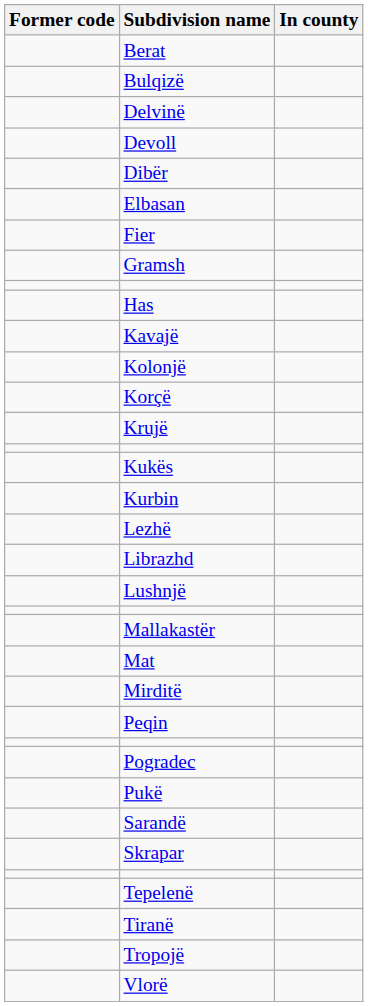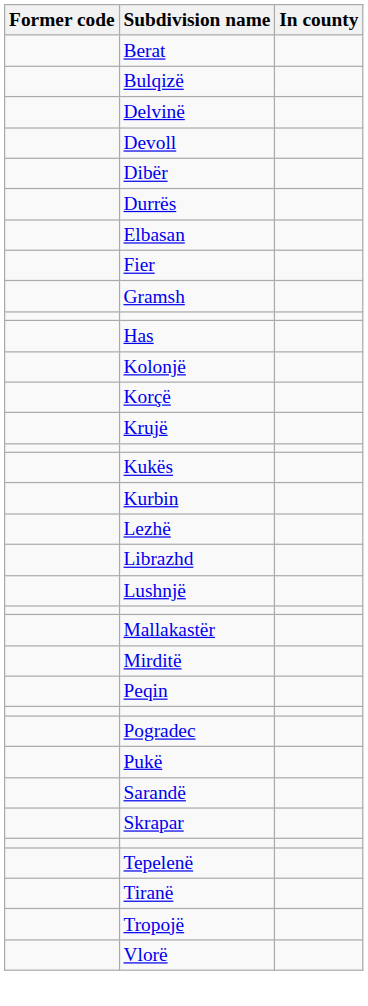+ row: (62, 204)
- row: (62, 336)
- row: (62, 661)
